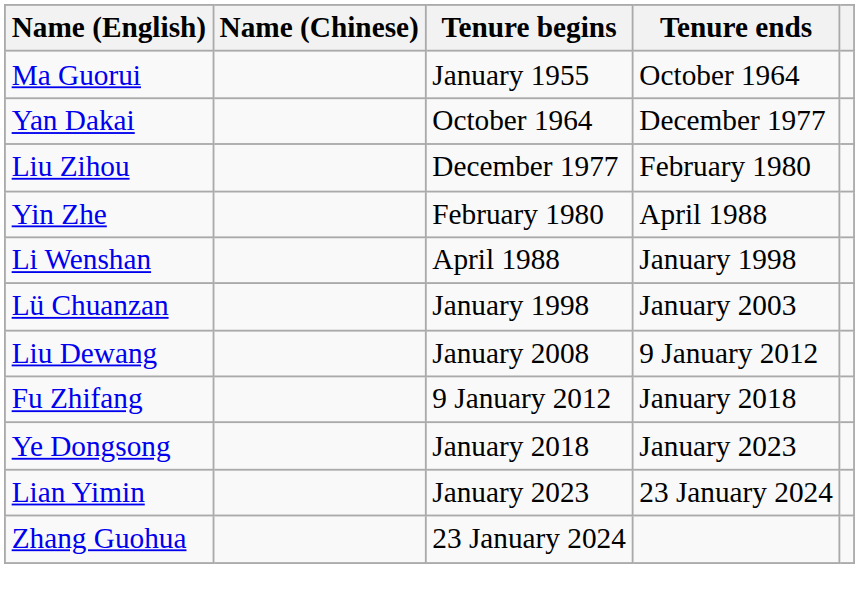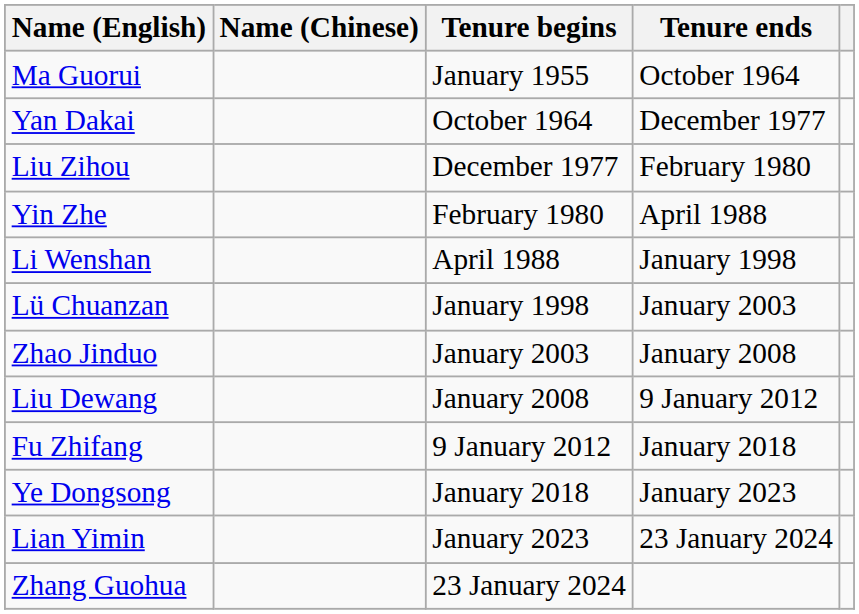+ row: (84, 352)
